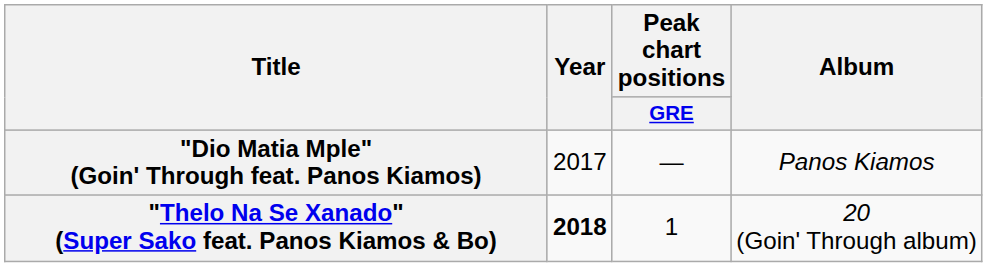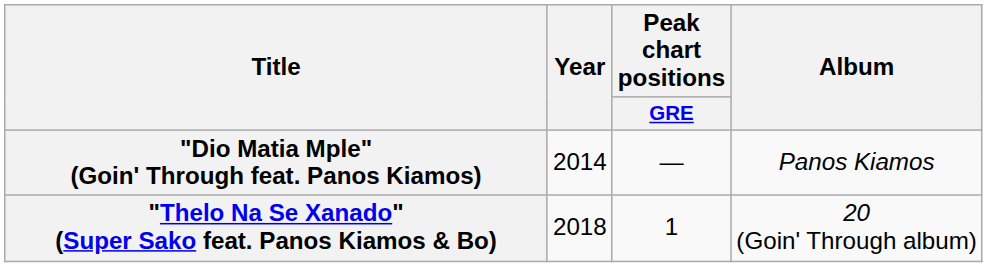(580, 162) 2017 -> (580, 162) 2014
(580, 227) bold -> (580, 227) normal
